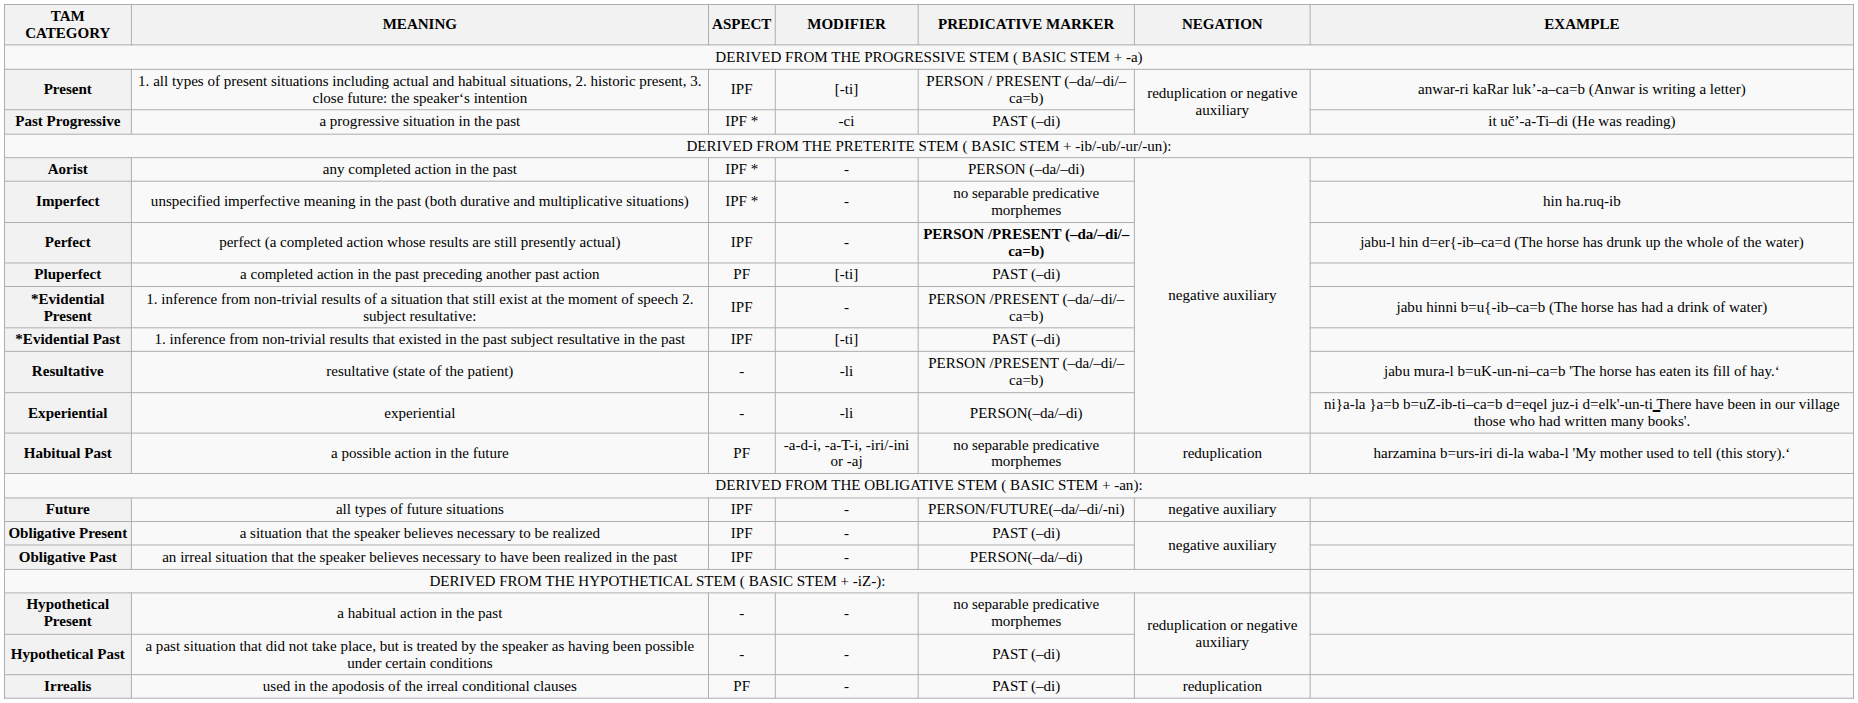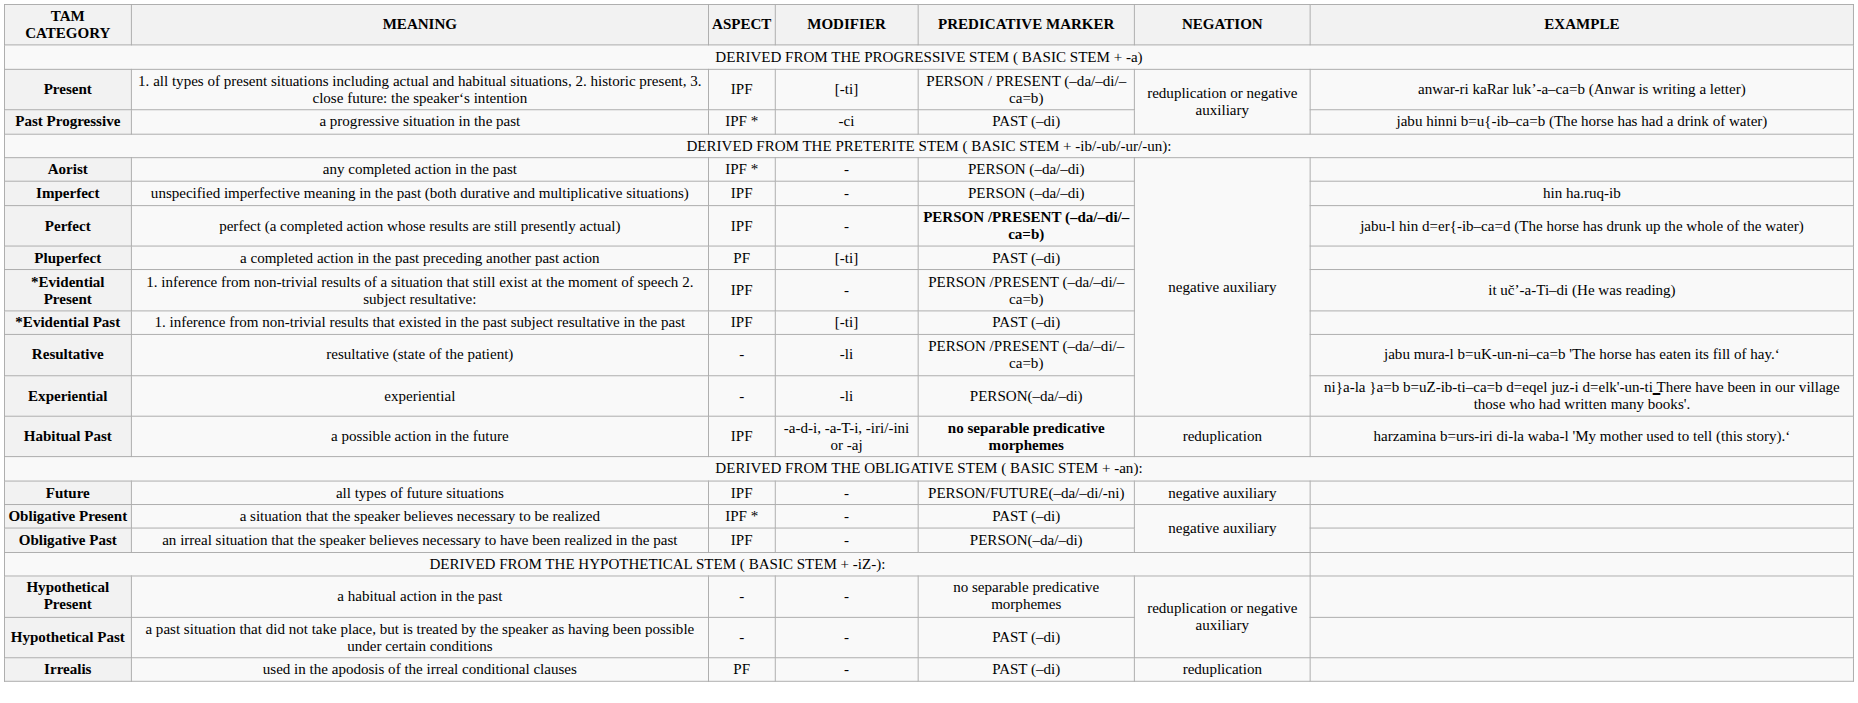(1582, 121) it uč’-a-Ti–di (He was reading) -> (1582, 121) jabu hinni b=u{-ib–ca=b (The horse has had a drink of water)
(742, 201) IPF * -> (742, 193) IPF
(1026, 201) no separable predicative morphemes -> (1026, 193) PERSON (–da/–di)
(1582, 307) jabu hinni b=u{-ib–ca=b (The horse has had a drink of water) -> (1582, 290) it uč’-a-Ti–di (He was reading)
(742, 453) PF -> (742, 436) IPF
(1026, 453) normal -> (1026, 436) bold
(742, 533) IPF -> (742, 516) IPF *
